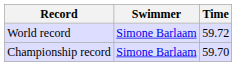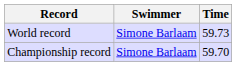(216, 33) 59.72 -> (216, 33) 59.73
